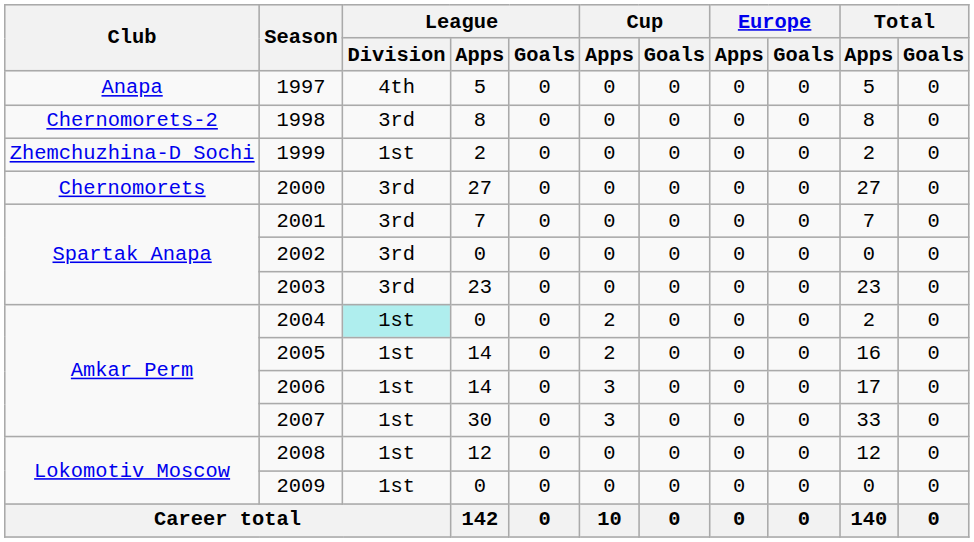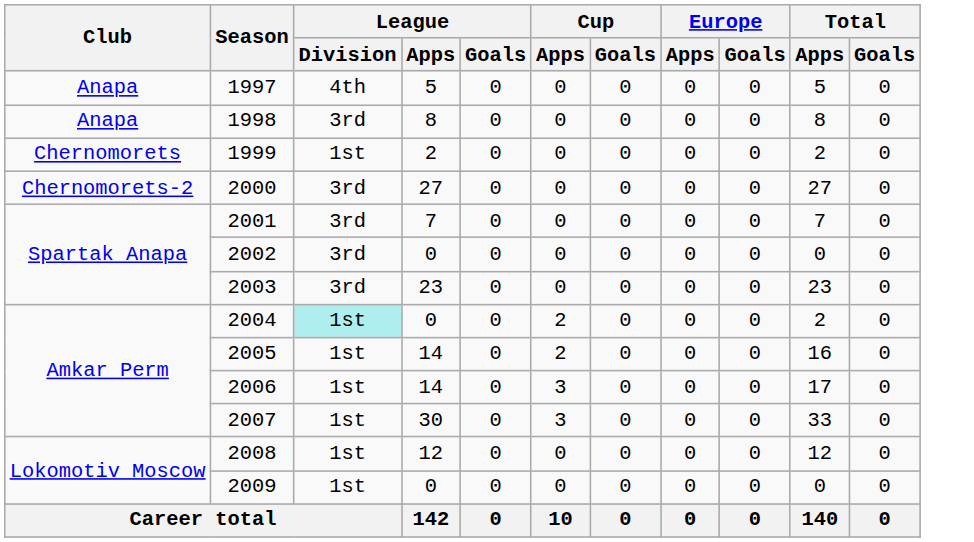(132, 121) Chernomorets-2 -> (108, 121) Anapa
(132, 154) Zhemchuzhina-D Sochi -> (108, 154) Chernomorets
(132, 188) Chernomorets -> (108, 188) Chernomorets-2
